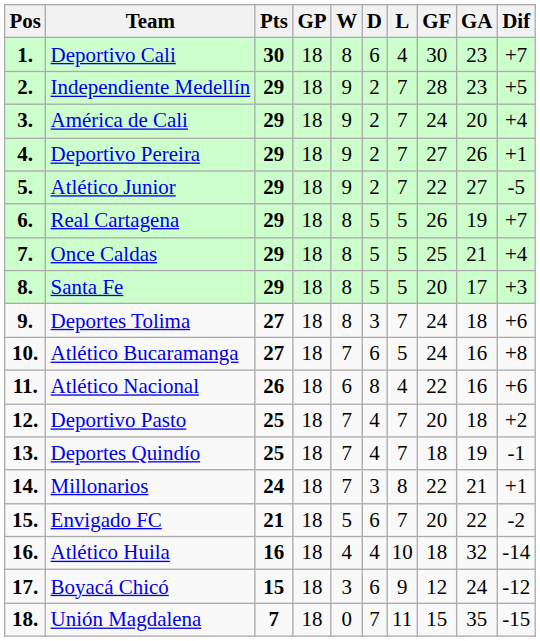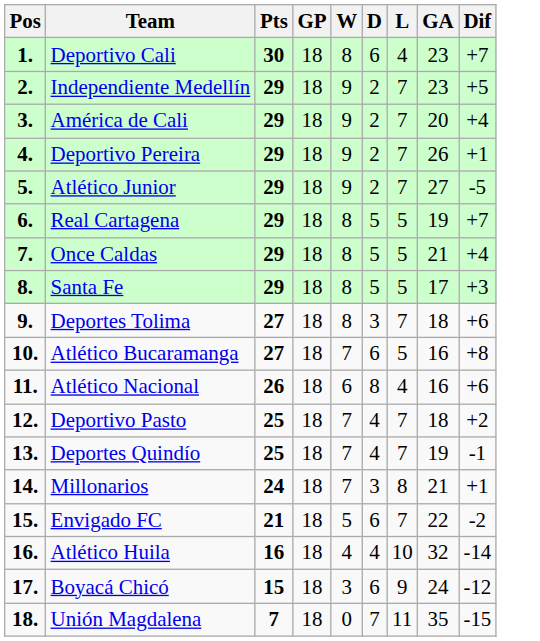- column: (437, 21)
